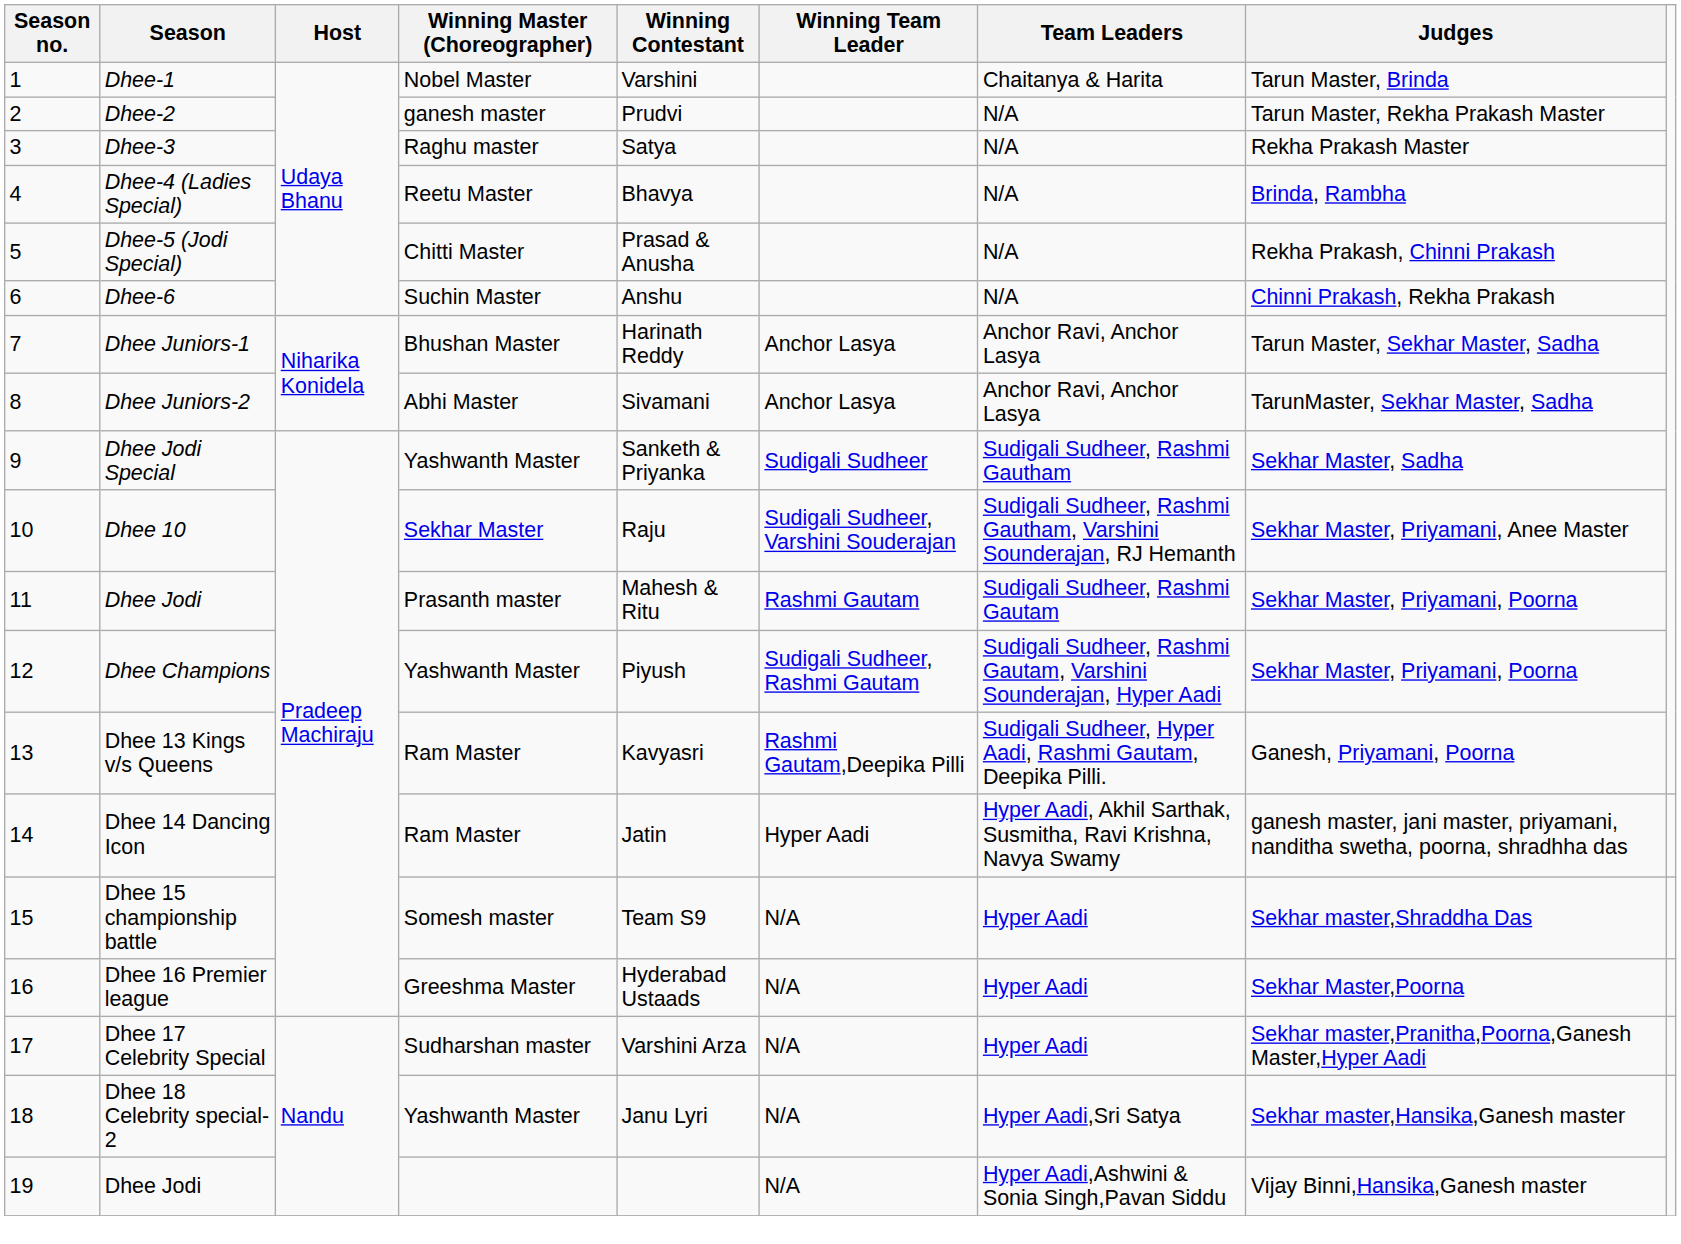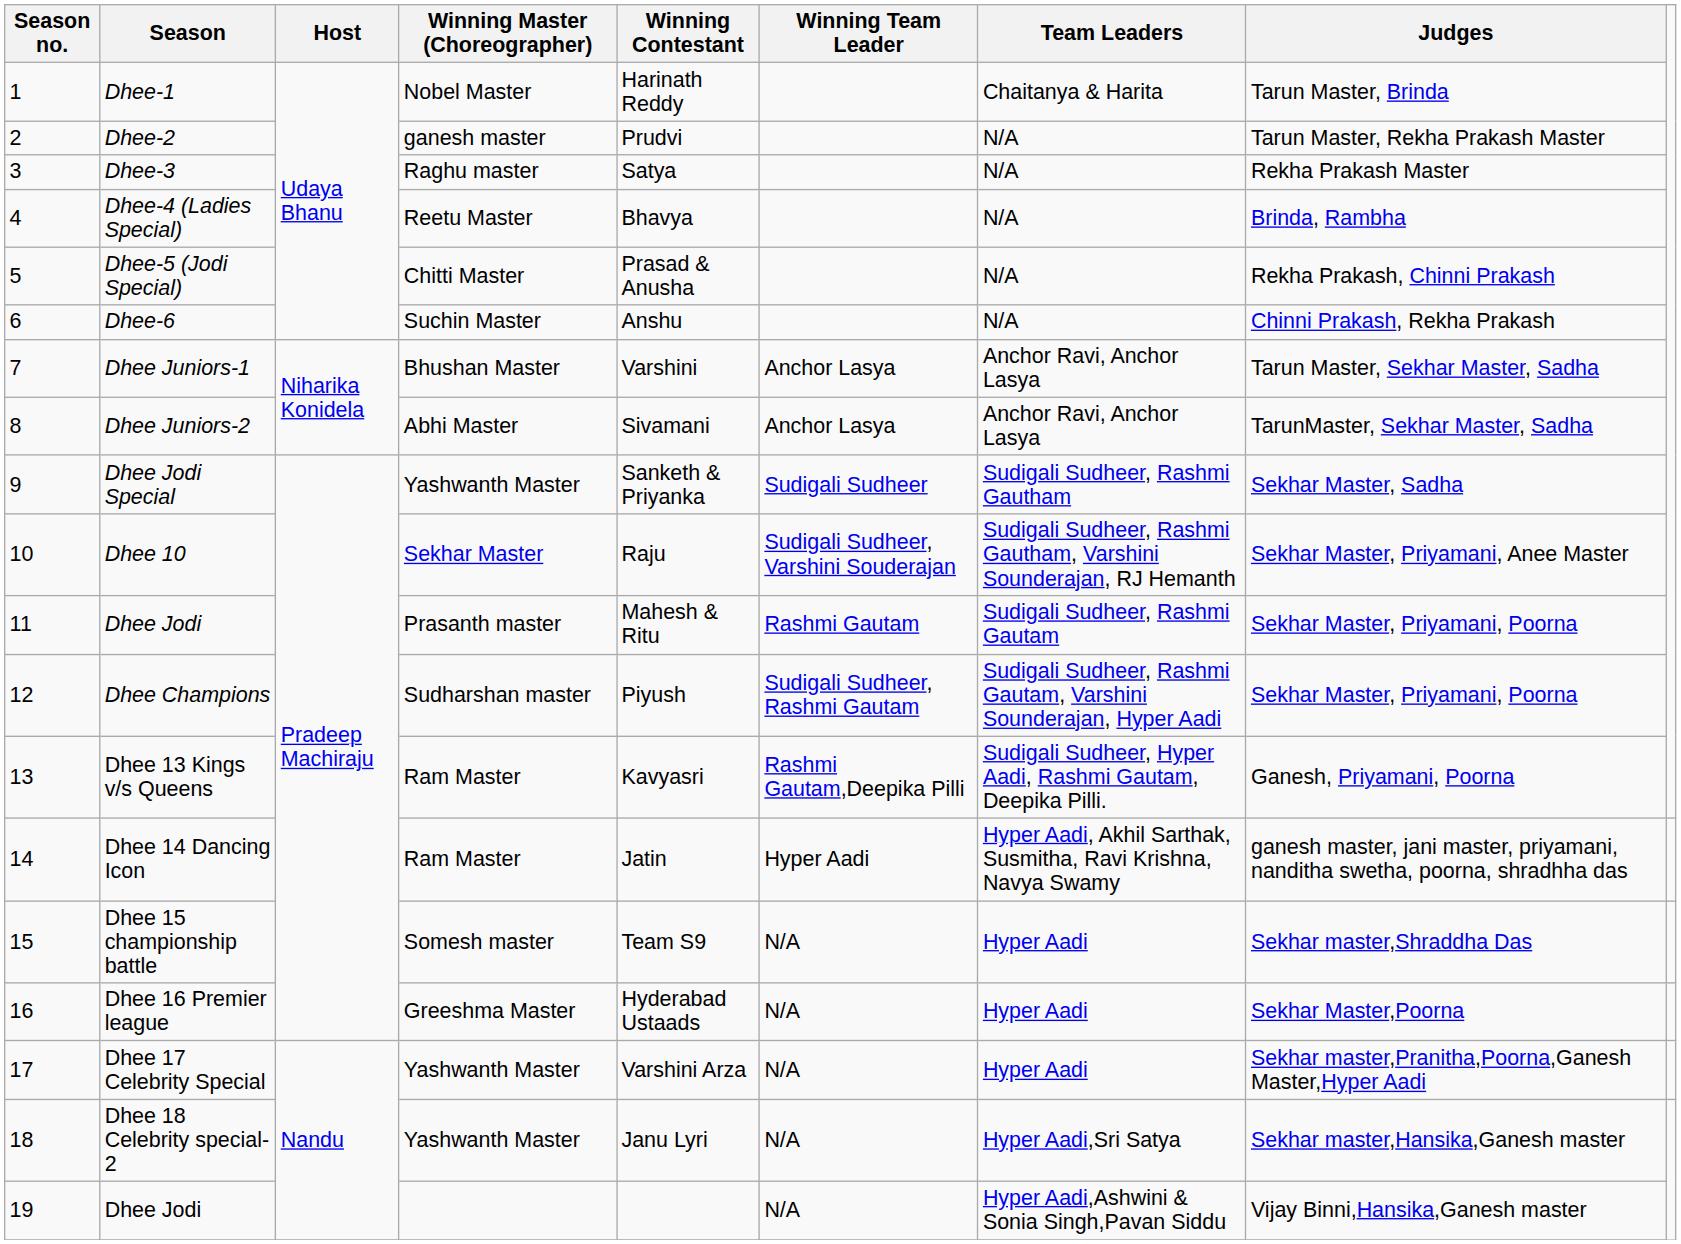(659, 79) Varshini -> (662, 91) Harinath Reddy
(662, 343) Harinath Reddy -> (659, 368) Varshini
(492, 670) Yashwanth Master -> (497, 694) Sudharshan master
(497, 1045) Sudharshan master -> (492, 1069) Yashwanth Master
